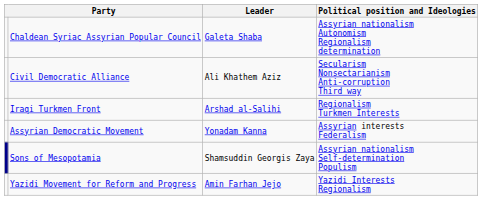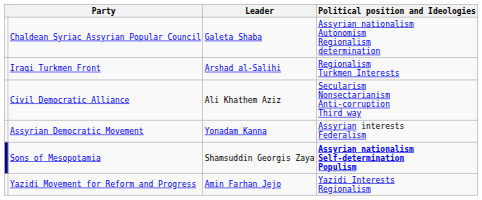rows swapped: (55, 109) <-> (70, 78)
(366, 158) normal -> (366, 158) bold
